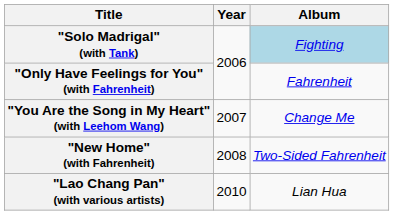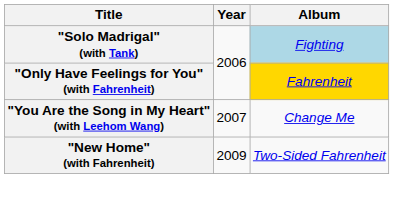(319, 81) no background -> (319, 81) gold background
(232, 155) 2008 -> (232, 155) 2009
- row: (109, 191)
